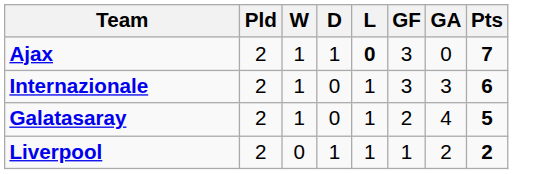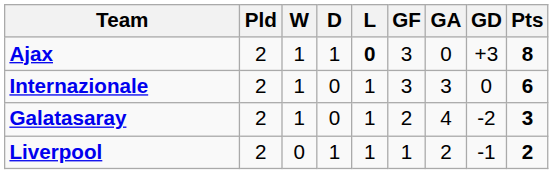+ column: (486, 20)
(487, 53) 7 -> (527, 53) 8
(487, 119) 5 -> (527, 119) 3
